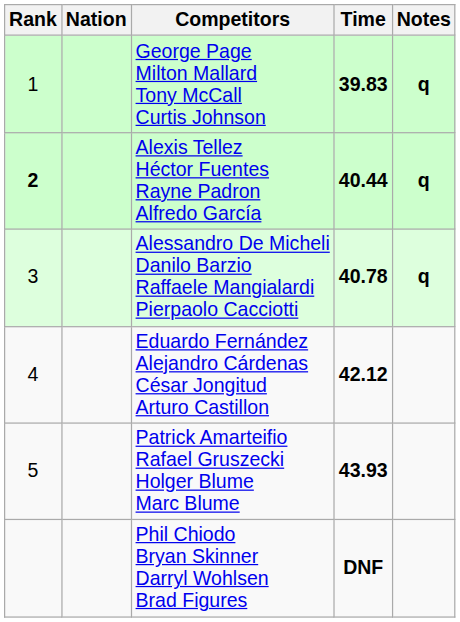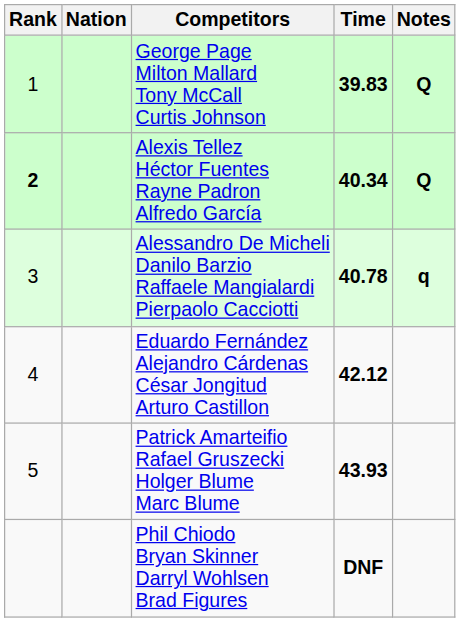(424, 83) q -> (424, 83) Q
(363, 180) 40.44 -> (363, 180) 40.34
(424, 180) q -> (424, 180) Q
